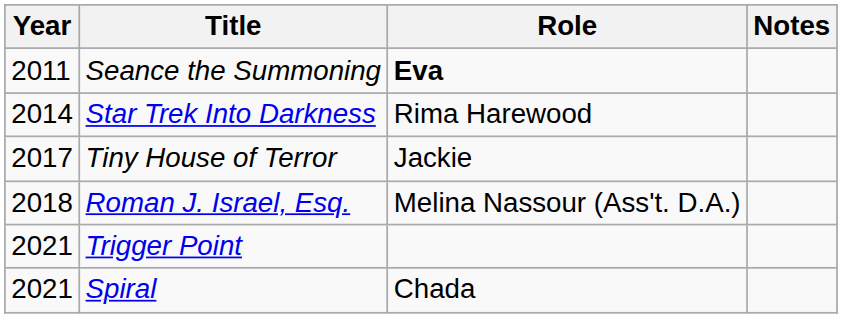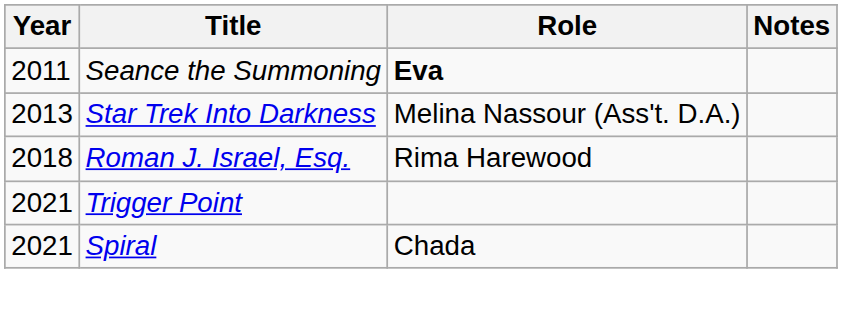(42, 114) 2014 -> (42, 114) 2013
(493, 114) Rima Harewood -> (567, 114) Melina Nassour (Ass't. D.A.)
- row: (211, 158)
(567, 202) Melina Nassour (Ass't. D.A.) -> (493, 158) Rima Harewood
